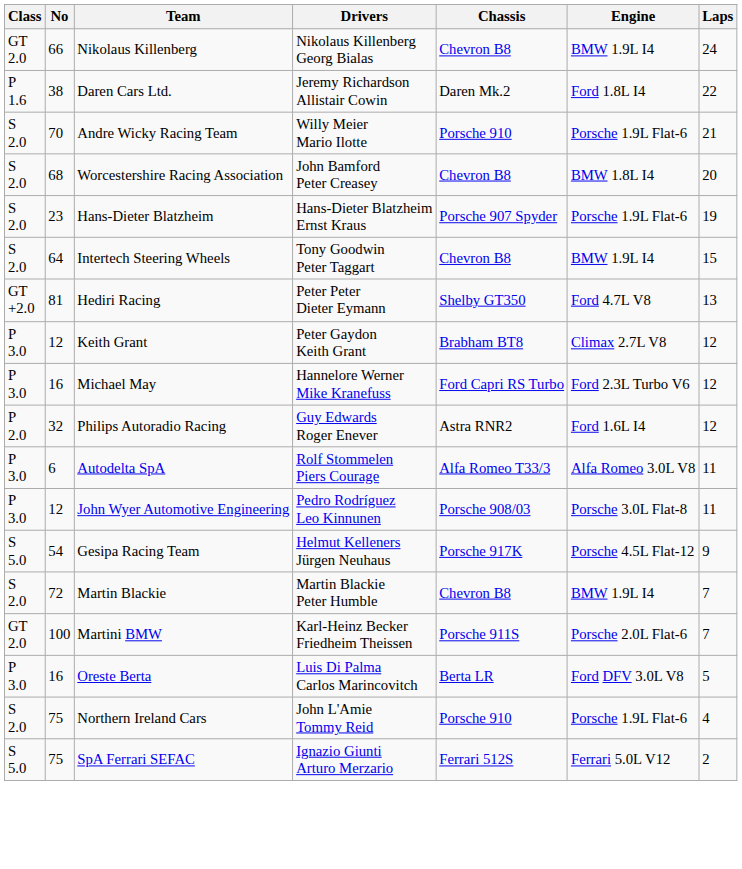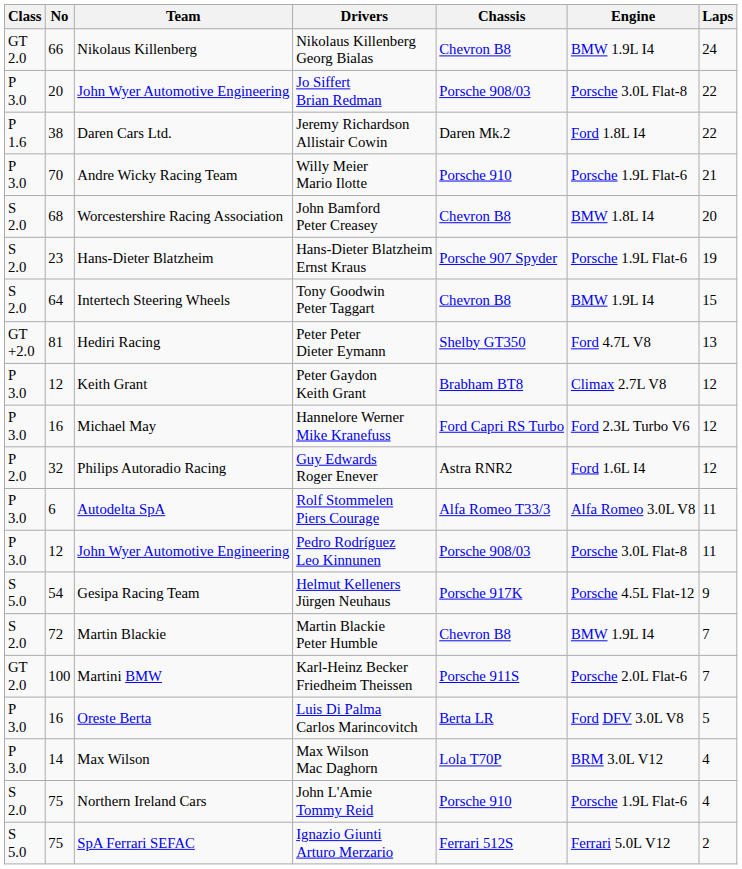+ row: (339, 91)
(17, 133) S 2.0 -> (17, 175) P 3.0
+ row: (337, 759)
